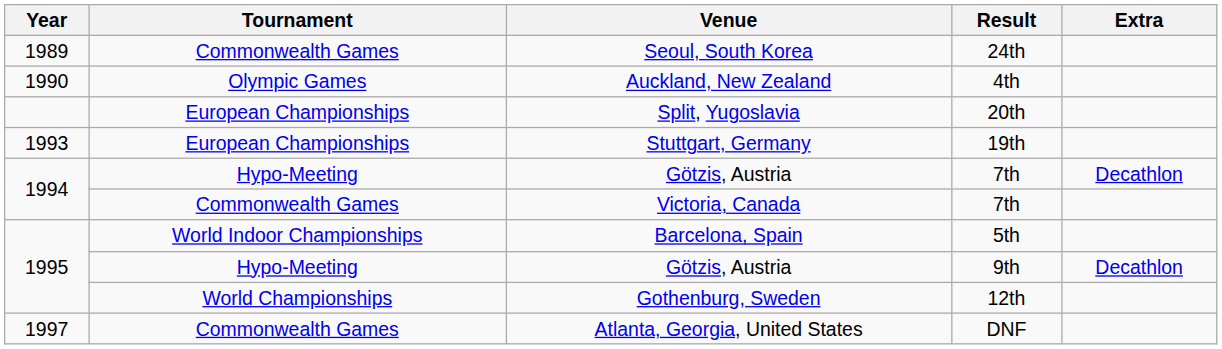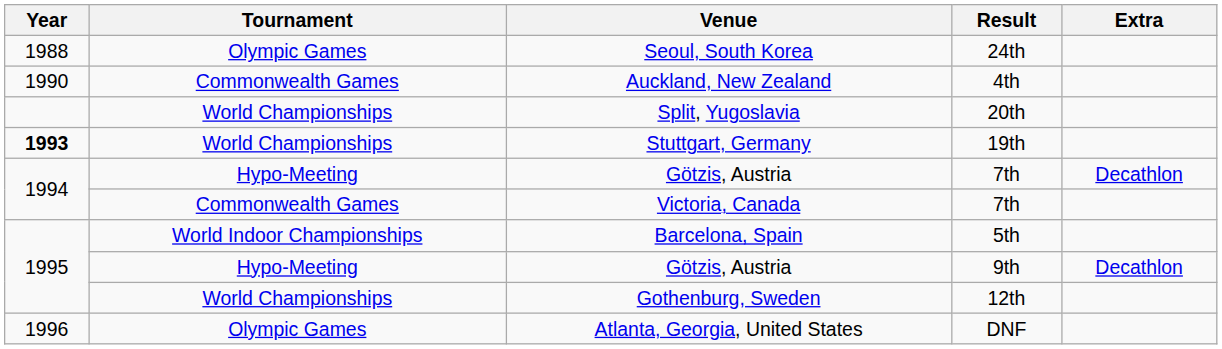(47, 51) 1989 -> (47, 51) 1988
(297, 51) Commonwealth Games -> (297, 51) Olympic Games
(297, 82) Olympic Games -> (297, 82) Commonwealth Games
(297, 113) European Championships -> (297, 113) World Championships
(47, 143) normal -> (47, 143) bold
(297, 143) European Championships -> (297, 143) World Championships
(47, 328) 1997 -> (47, 328) 1996
(297, 328) Commonwealth Games -> (297, 328) Olympic Games
